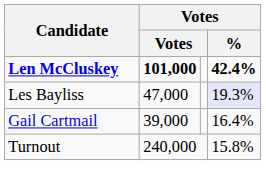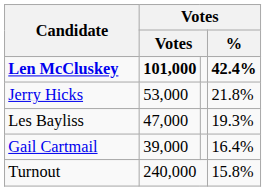+ row: (46, 95)
(232, 95) lavender background -> (232, 120) no background
